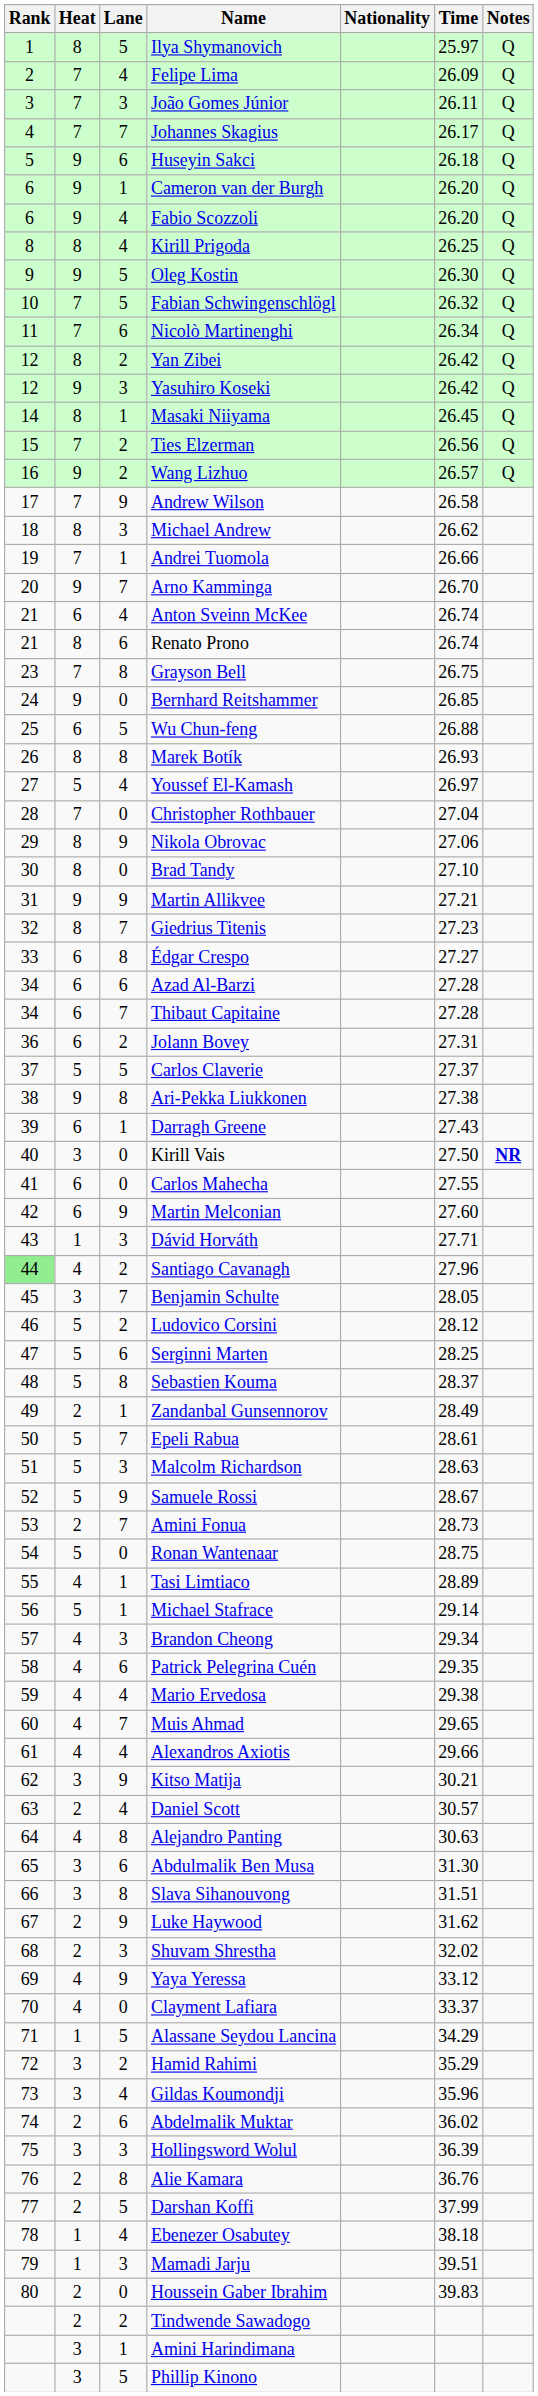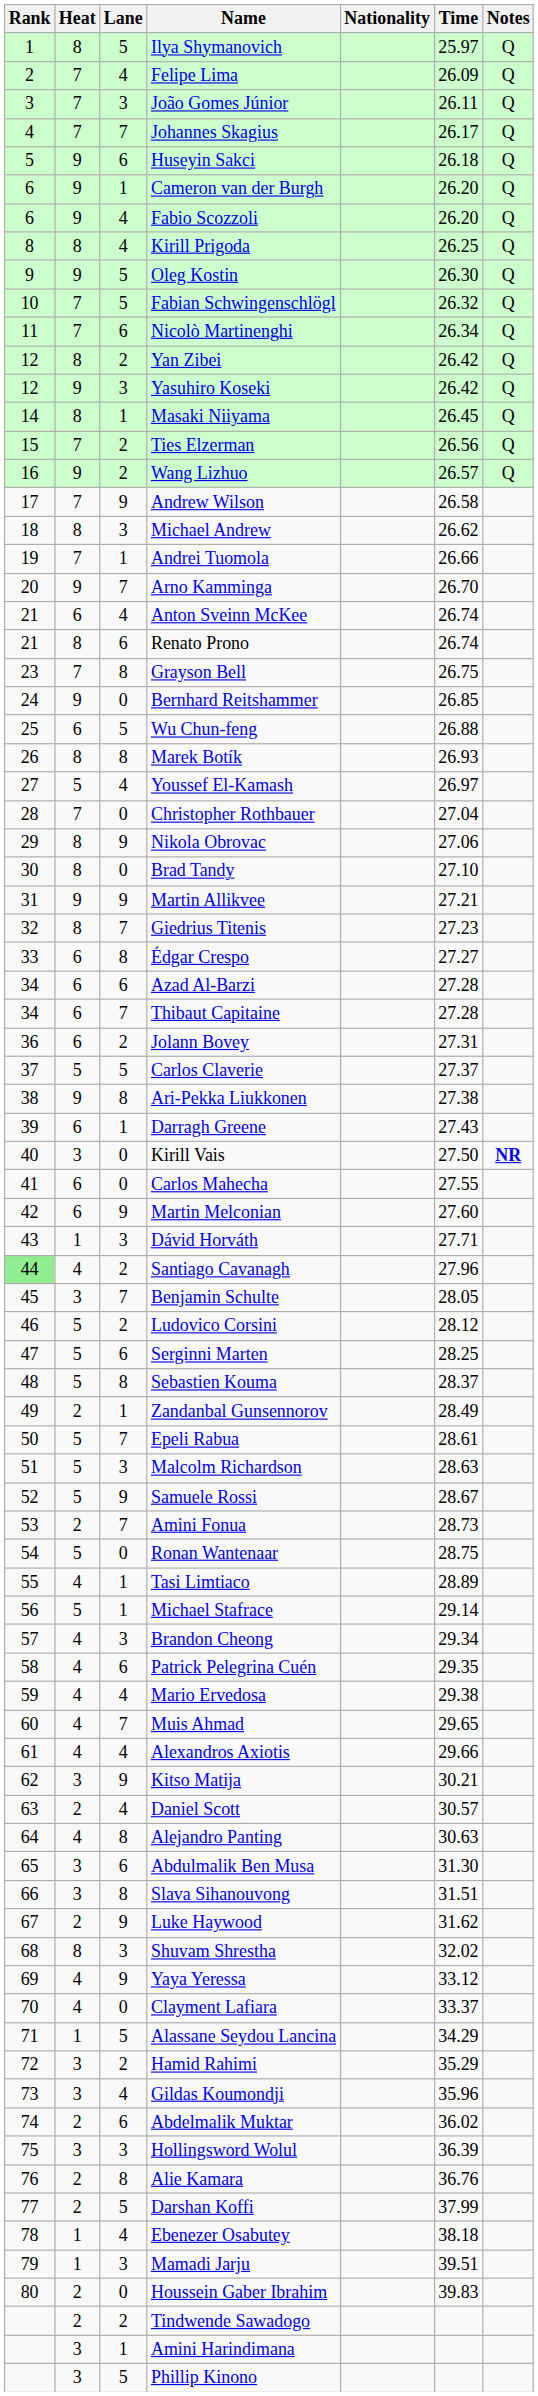(77, 1951) 2 -> (77, 1951) 8
